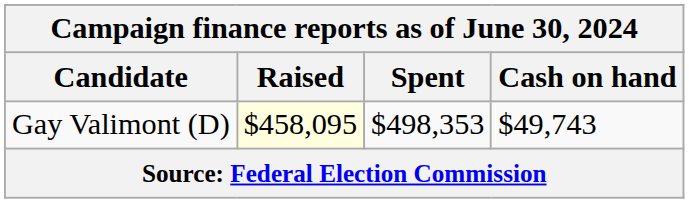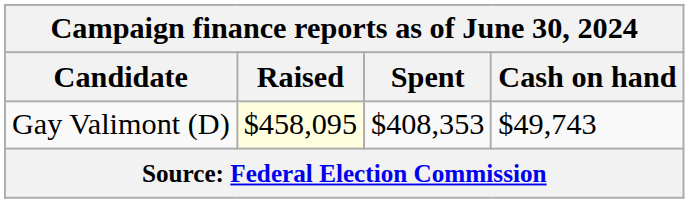(428, 124) $498,353 -> (428, 124) $408,353
